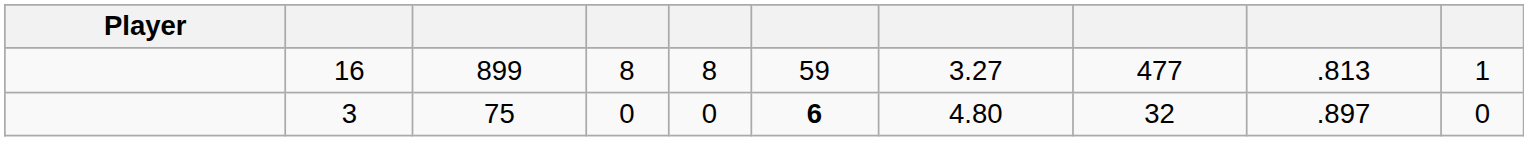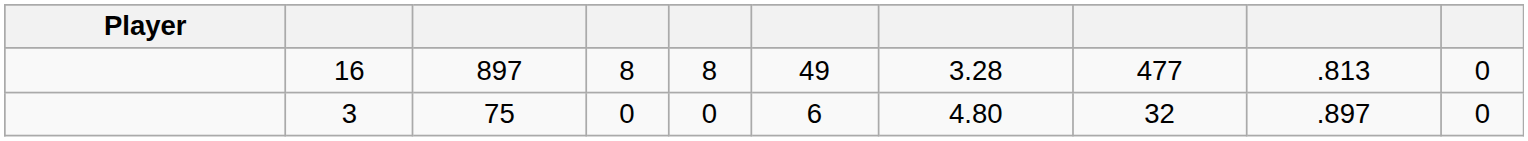(499, 69) 899 -> (499, 69) 897
(814, 69) 59 -> (814, 69) 49
(976, 69) 3.27 -> (976, 69) 3.28
(1482, 69) 1 -> (1482, 69) 0
(814, 113) bold -> (814, 113) normal
